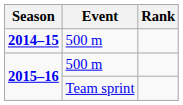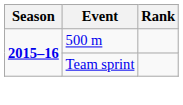- row: (33, 40)
